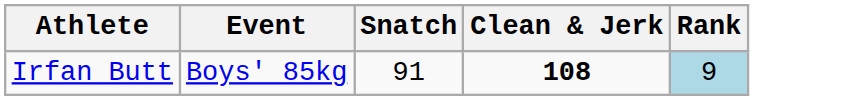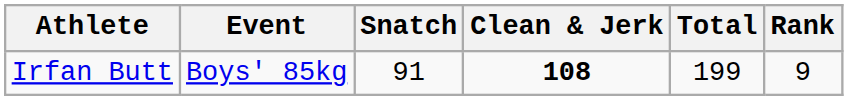+ column: (717, 27)
(709, 73) lightblue background -> (803, 73) no background
